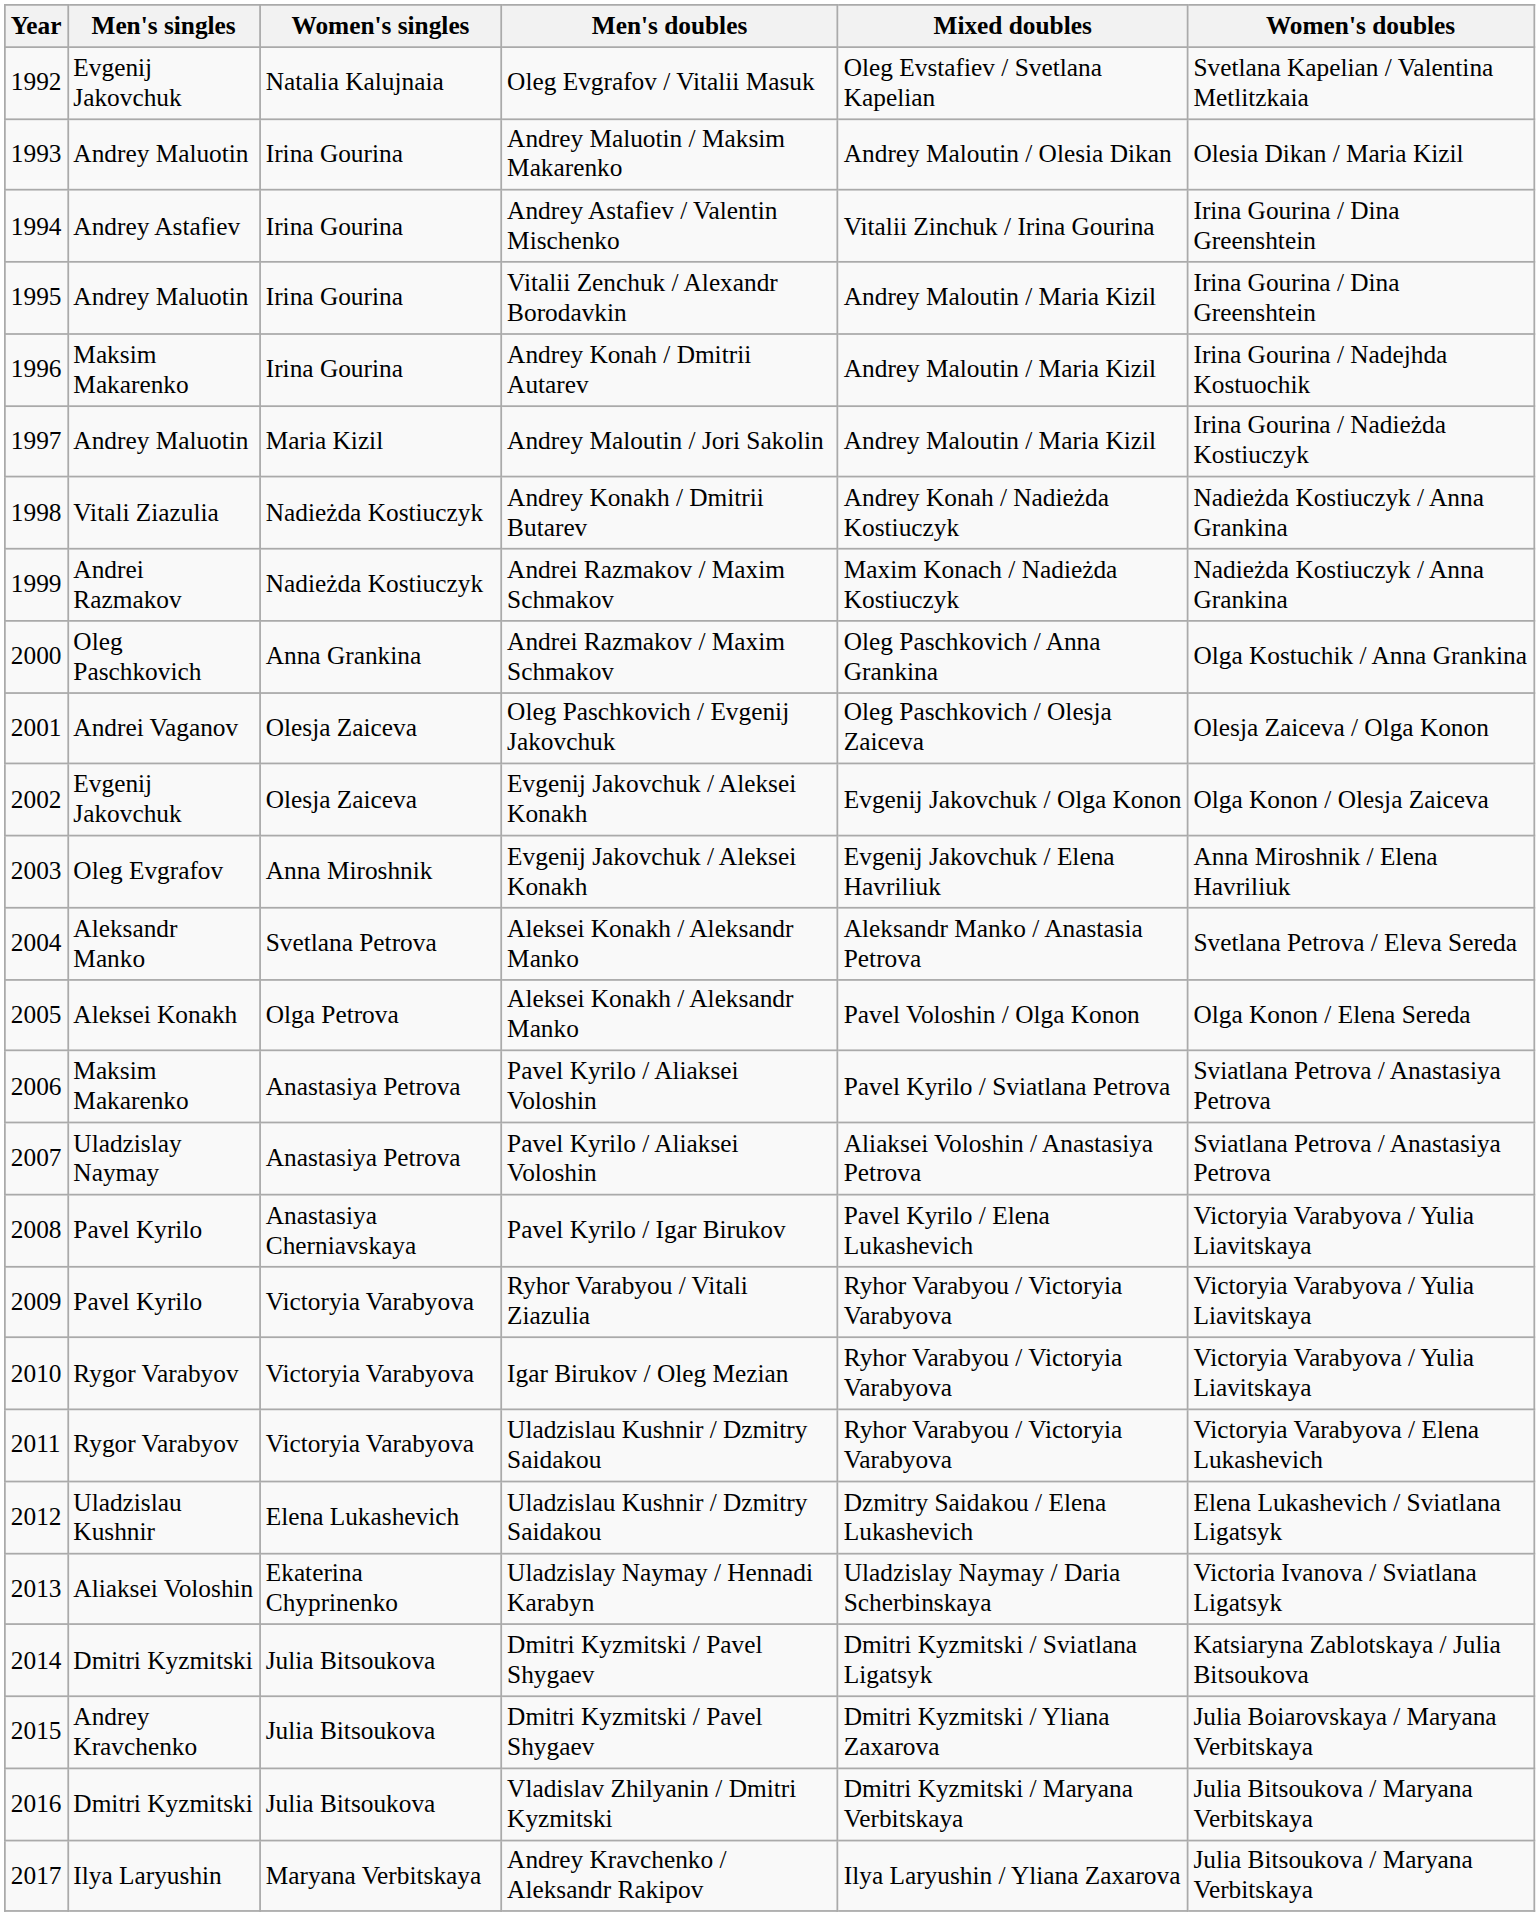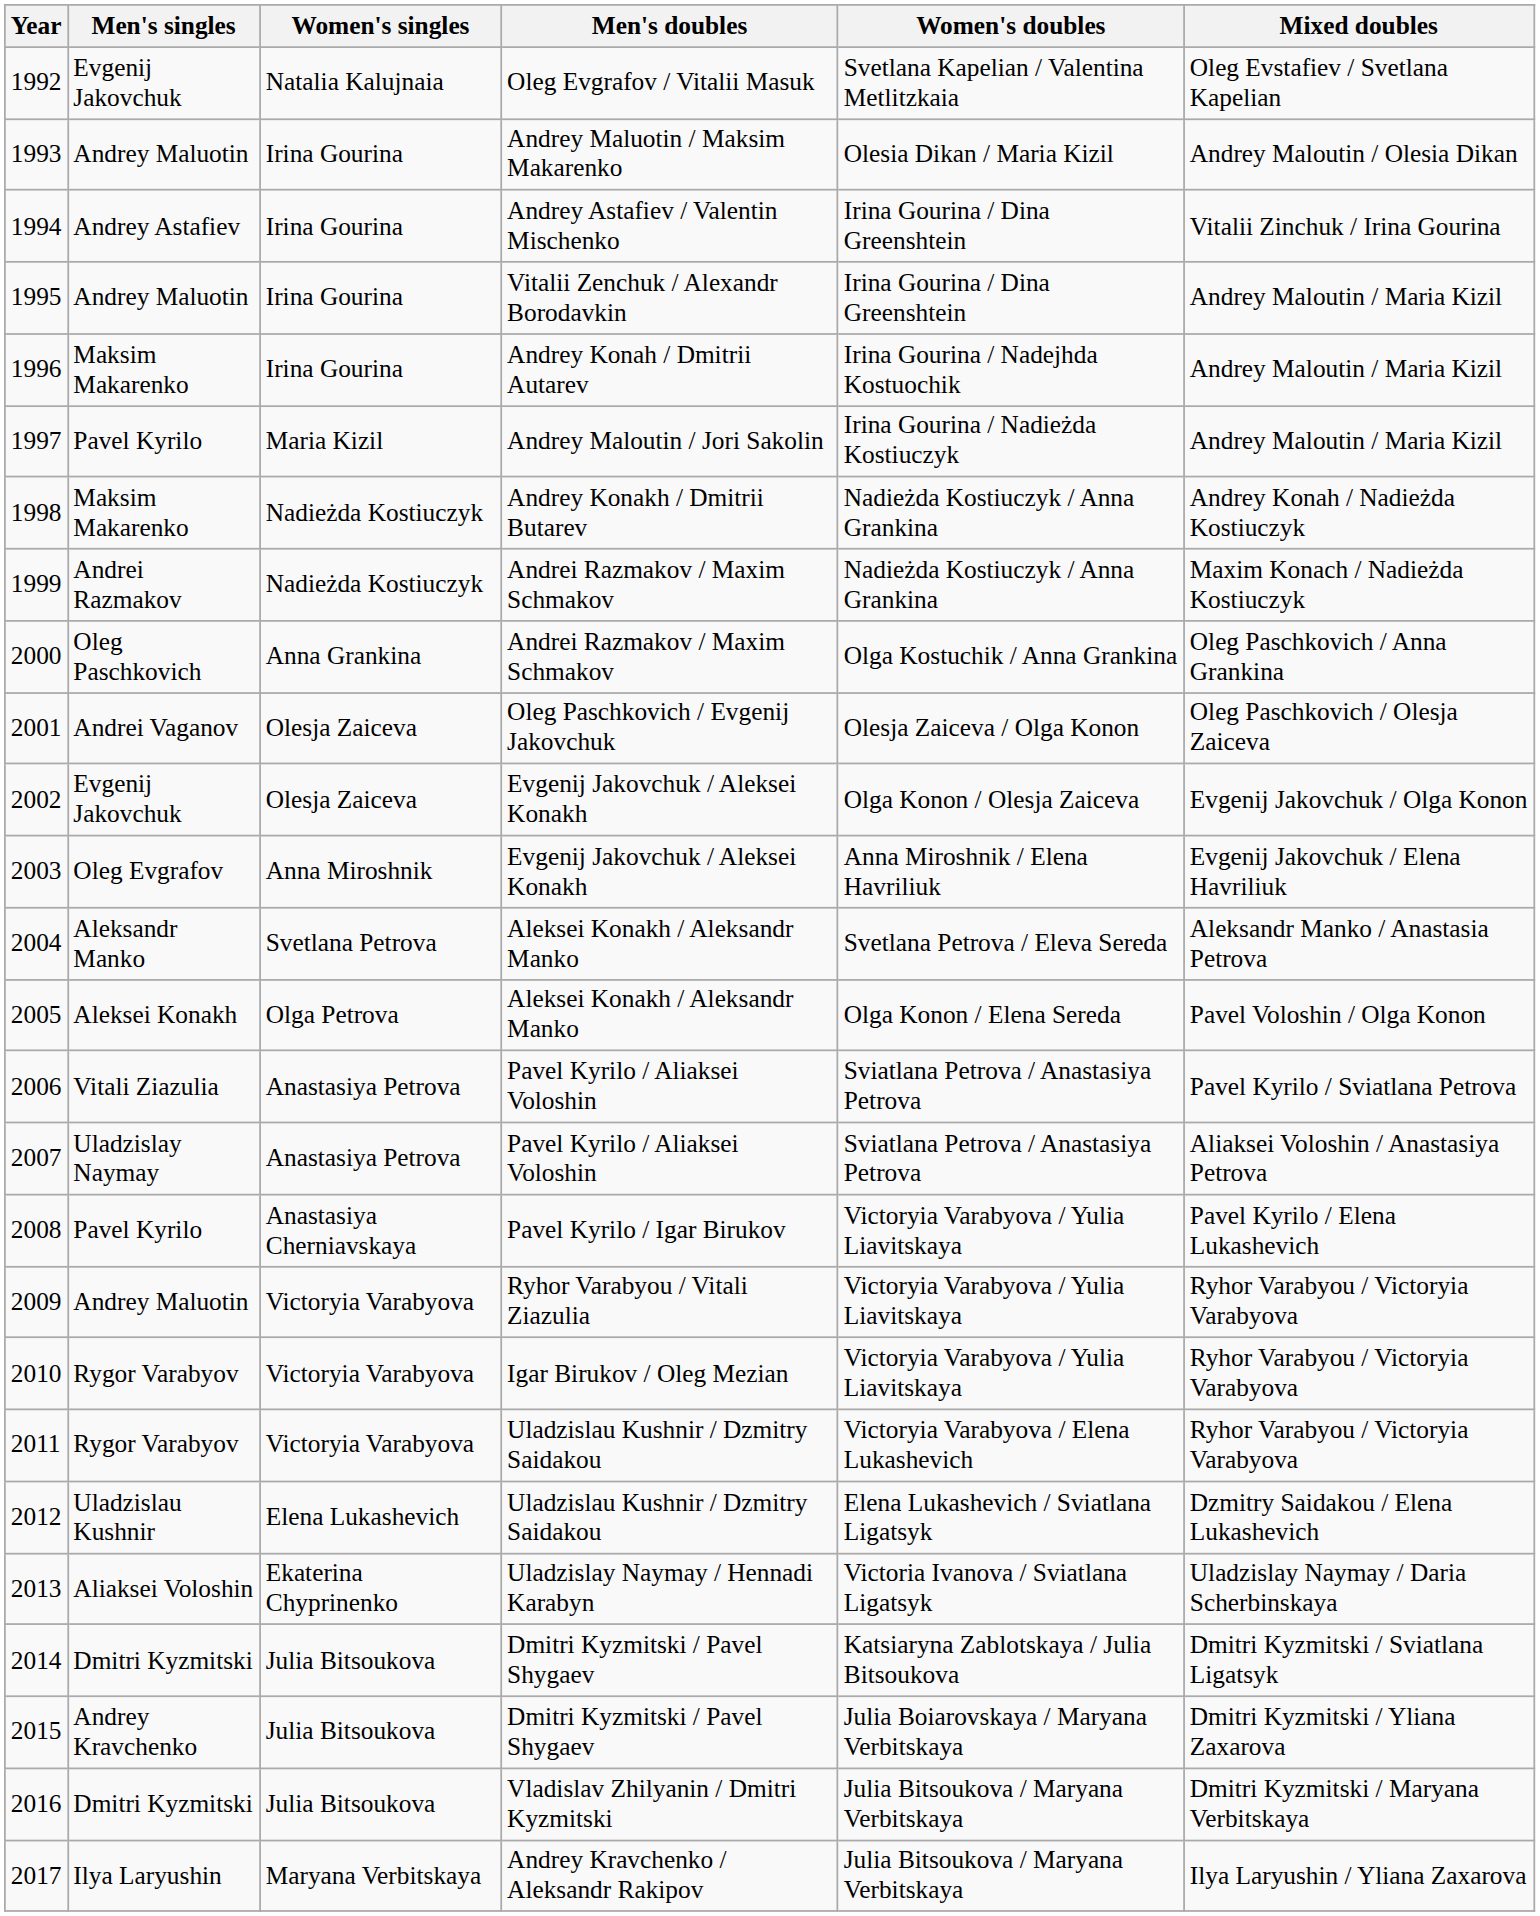columns swapped: (1361, 25) <-> (1013, 25)
(161, 441) Andrey Maluotin -> (138, 441) Pavel Kyrilo
(146, 512) Vitali Ziazulia -> (131, 512) Maksim Makarenko
(131, 1086) Maksim Makarenko -> (146, 1086) Vitali Ziazulia
(138, 1301) Pavel Kyrilo -> (161, 1301) Andrey Maluotin
